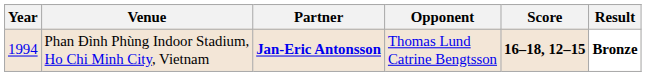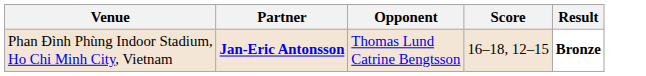- column: (23, 17)
(545, 50) bold -> (508, 50) normal
